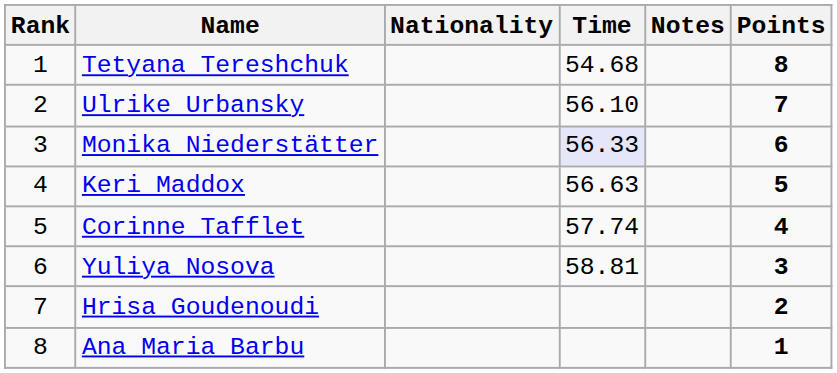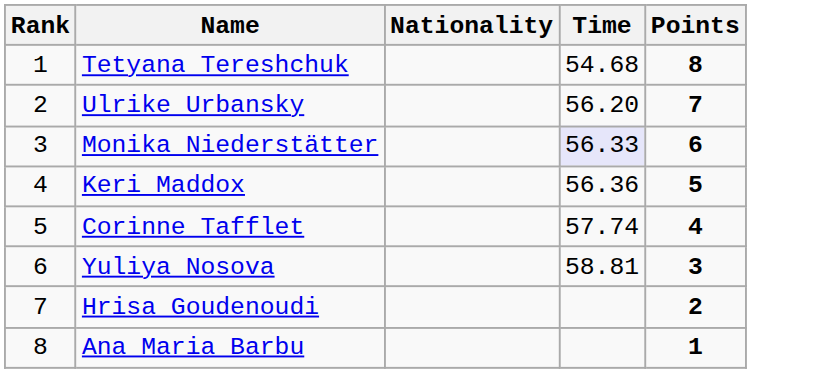- column: (688, 25)
(602, 106) 56.10 -> (602, 106) 56.20
(602, 186) 56.63 -> (602, 186) 56.36
